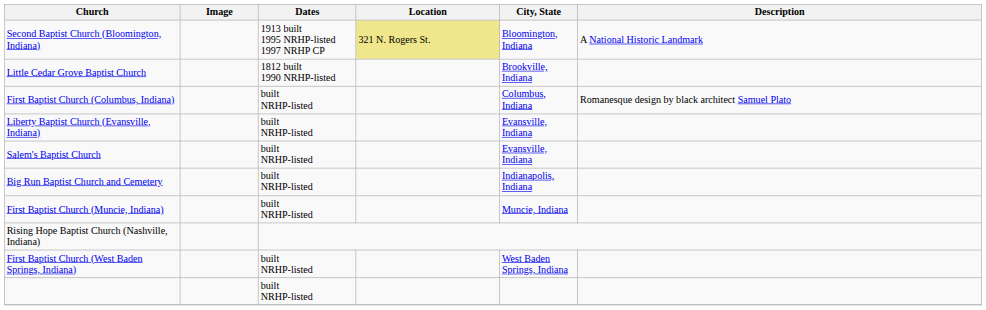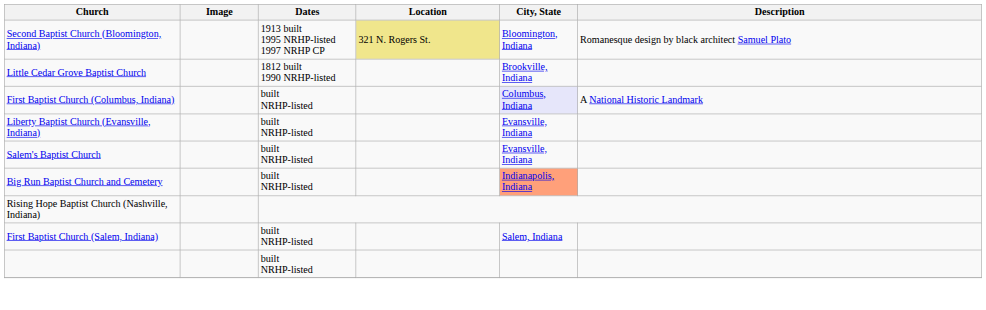(642, 39) A National Historic Landmark -> (686, 39) Romanesque design by black architect Samuel Plato
(524, 100) no background -> (524, 100) lavender background
(686, 100) Romanesque design by black architect Samuel Plato -> (642, 100) A National Historic Landmark
(528, 182) no background -> (528, 182) lightsalmon background
- row: (85, 209)
+ row: (82, 236)
- row: (75, 264)
